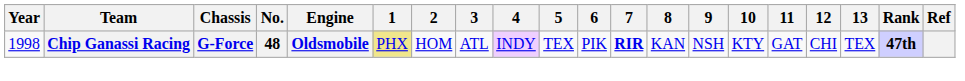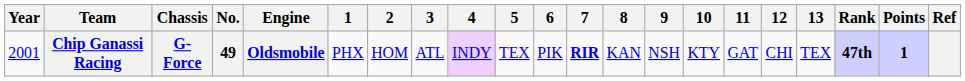+ column: (904, 17)
(24, 44) 1998 -> (24, 53) 2001
(272, 44) 48 -> (228, 53) 49
(392, 44) khaki background -> (348, 53) no background
